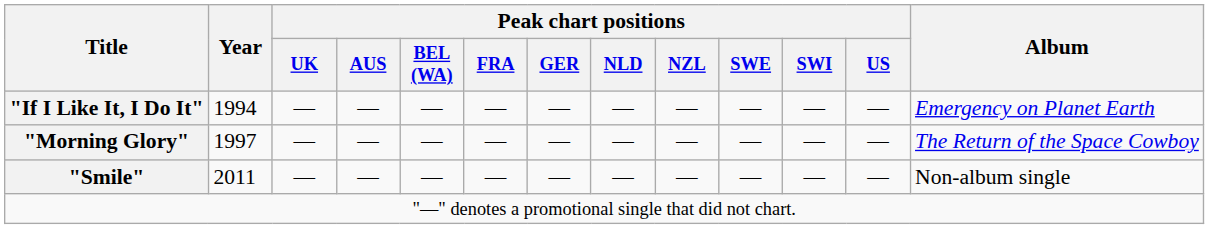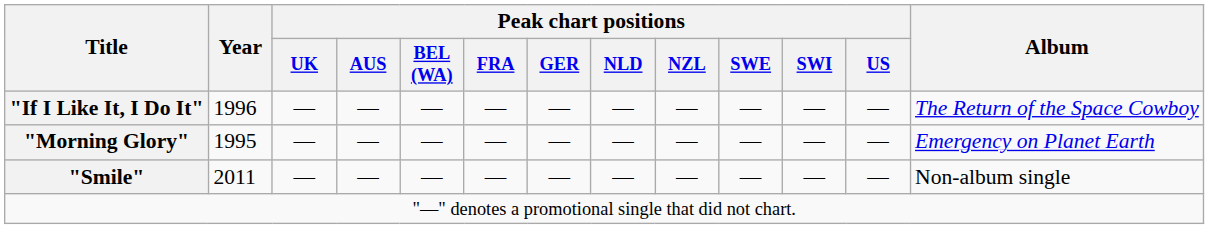(235, 107) 1994 -> (235, 107) 1996
(1035, 107) Emergency on Planet Earth -> (1057, 107) The Return of the Space Cowboy
(235, 142) 1997 -> (235, 142) 1995
(1057, 142) The Return of the Space Cowboy -> (1035, 142) Emergency on Planet Earth
